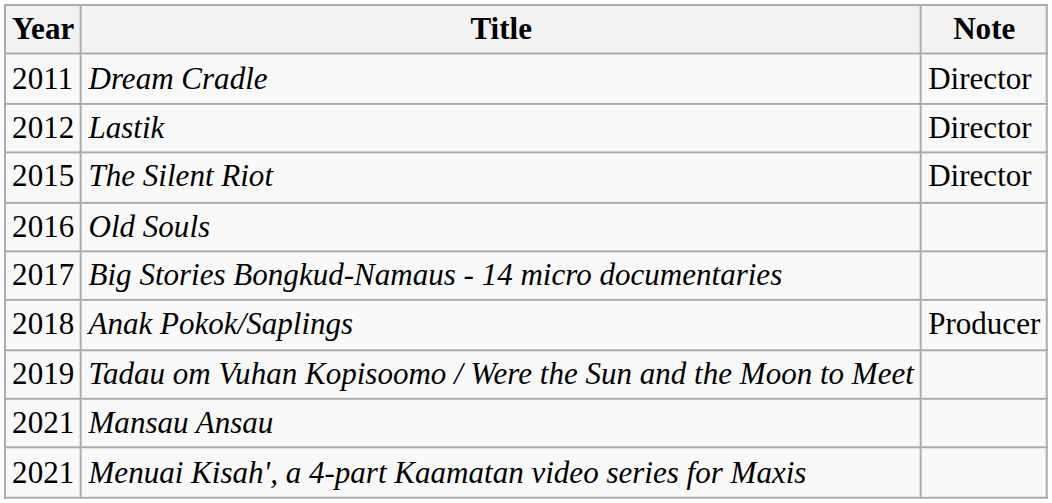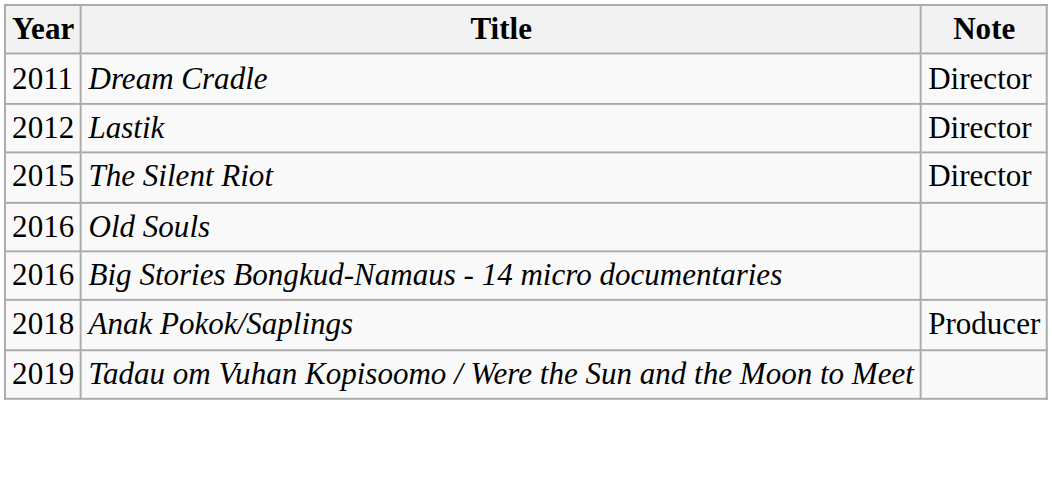(43, 275) 2017 -> (43, 275) 2016
- row: (181, 422)
- row: (447, 472)
